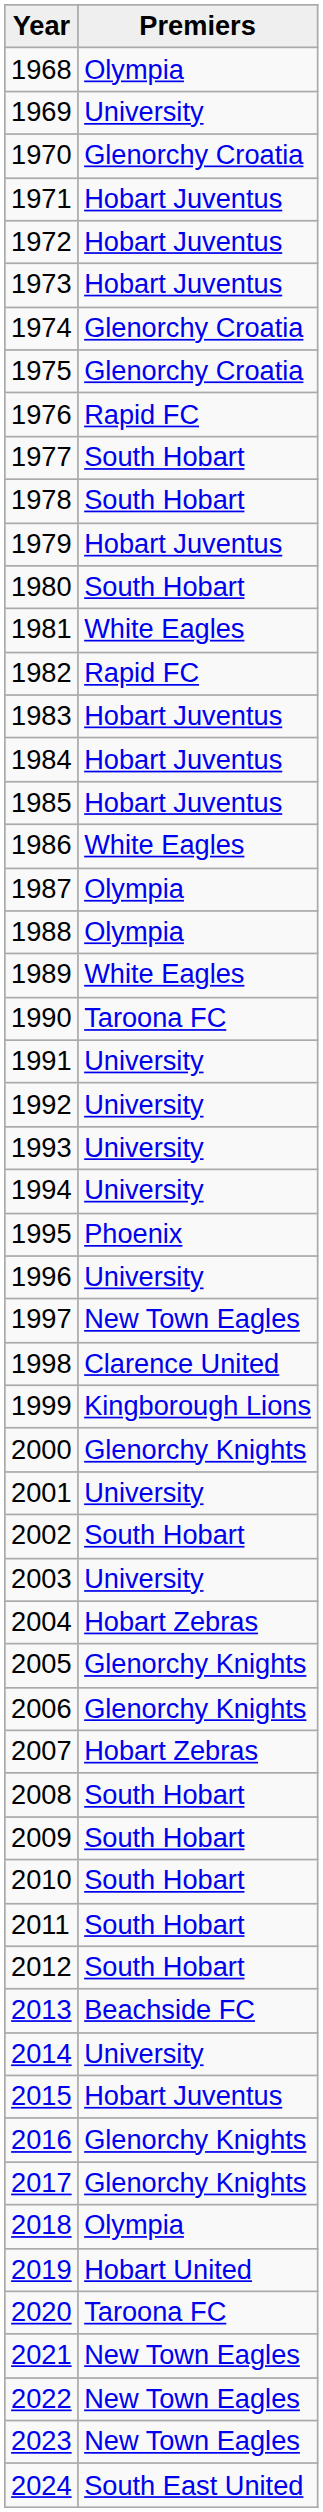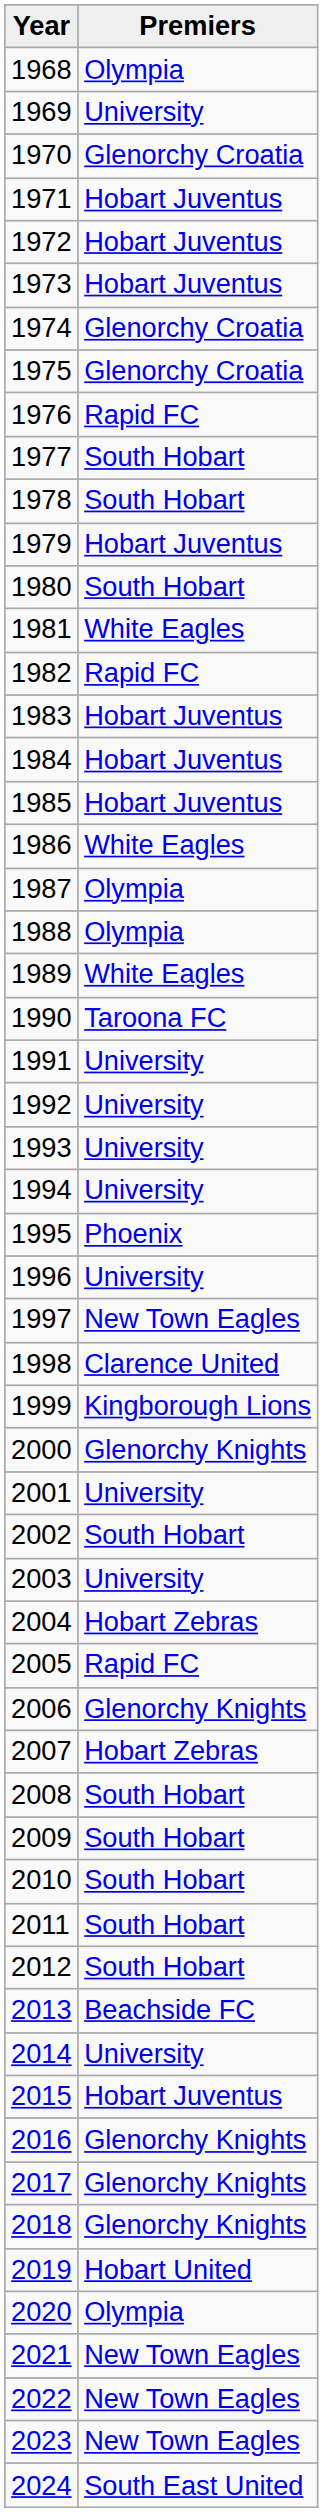(195, 1665) Glenorchy Knights -> (142, 1665) Rapid FC
(134, 2226) Olympia -> (195, 2226) Glenorchy Knights
(155, 2312) Taroona FC -> (134, 2312) Olympia
